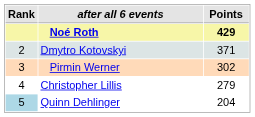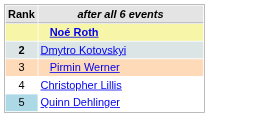- column: (226, 14)
(21, 50) normal -> (21, 50) bold
